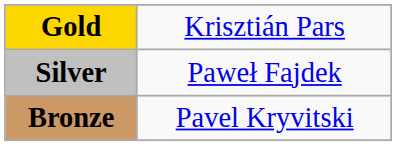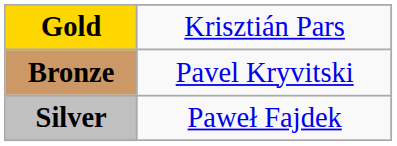rows swapped: (71, 72) <-> (71, 117)
